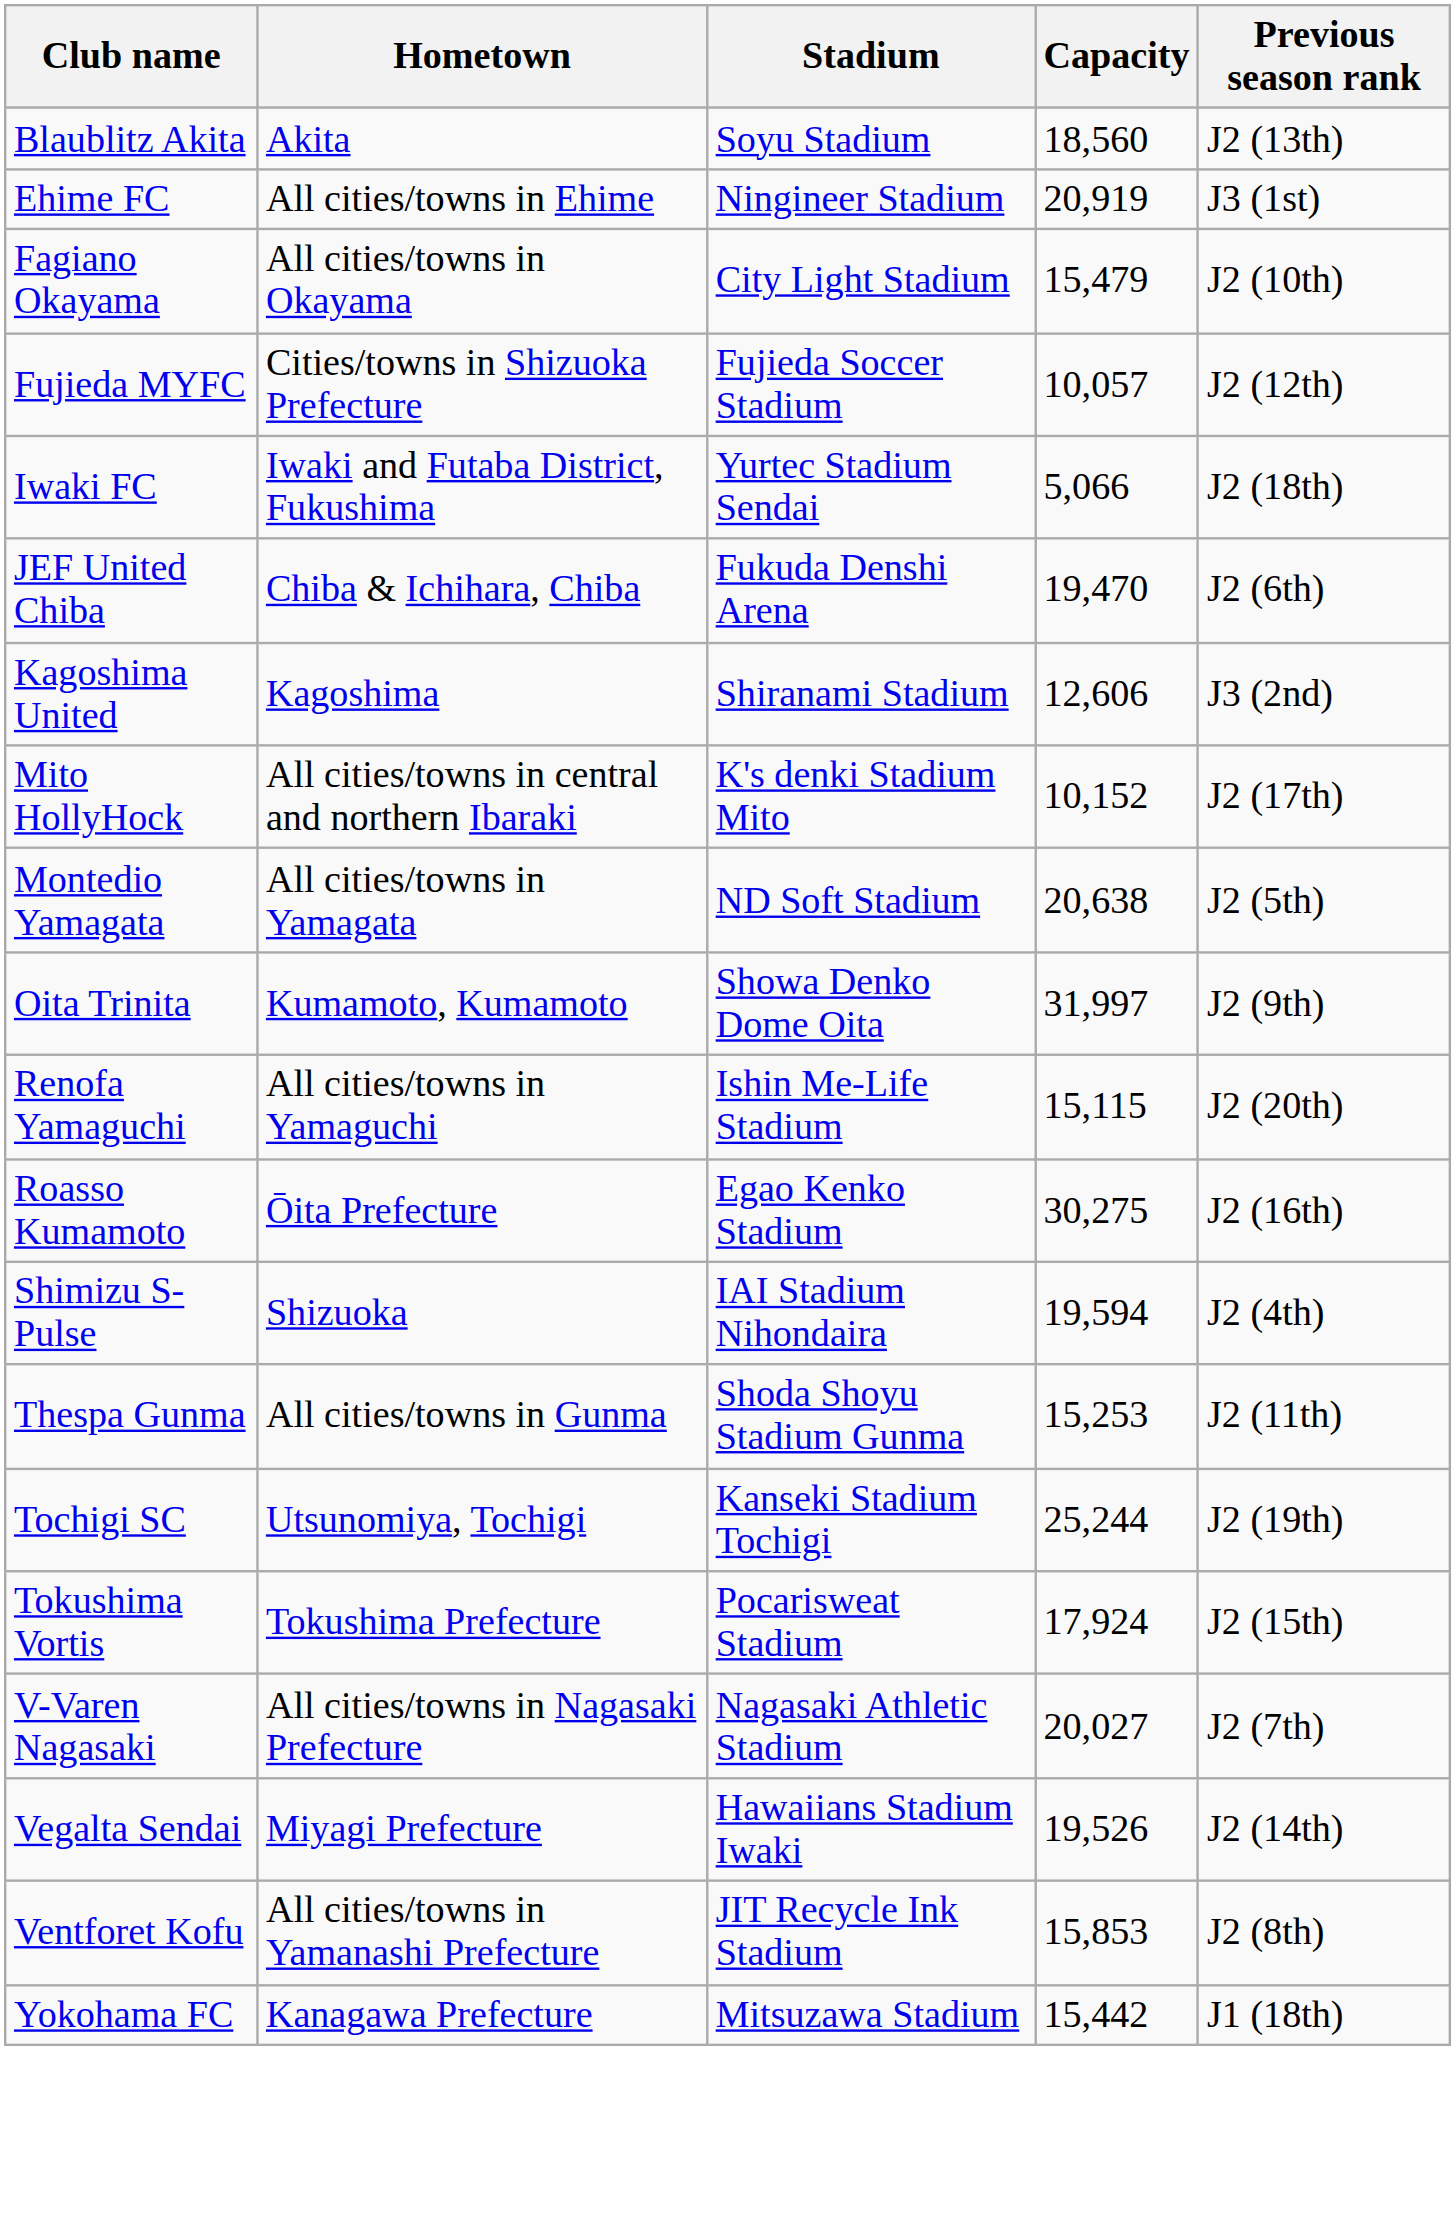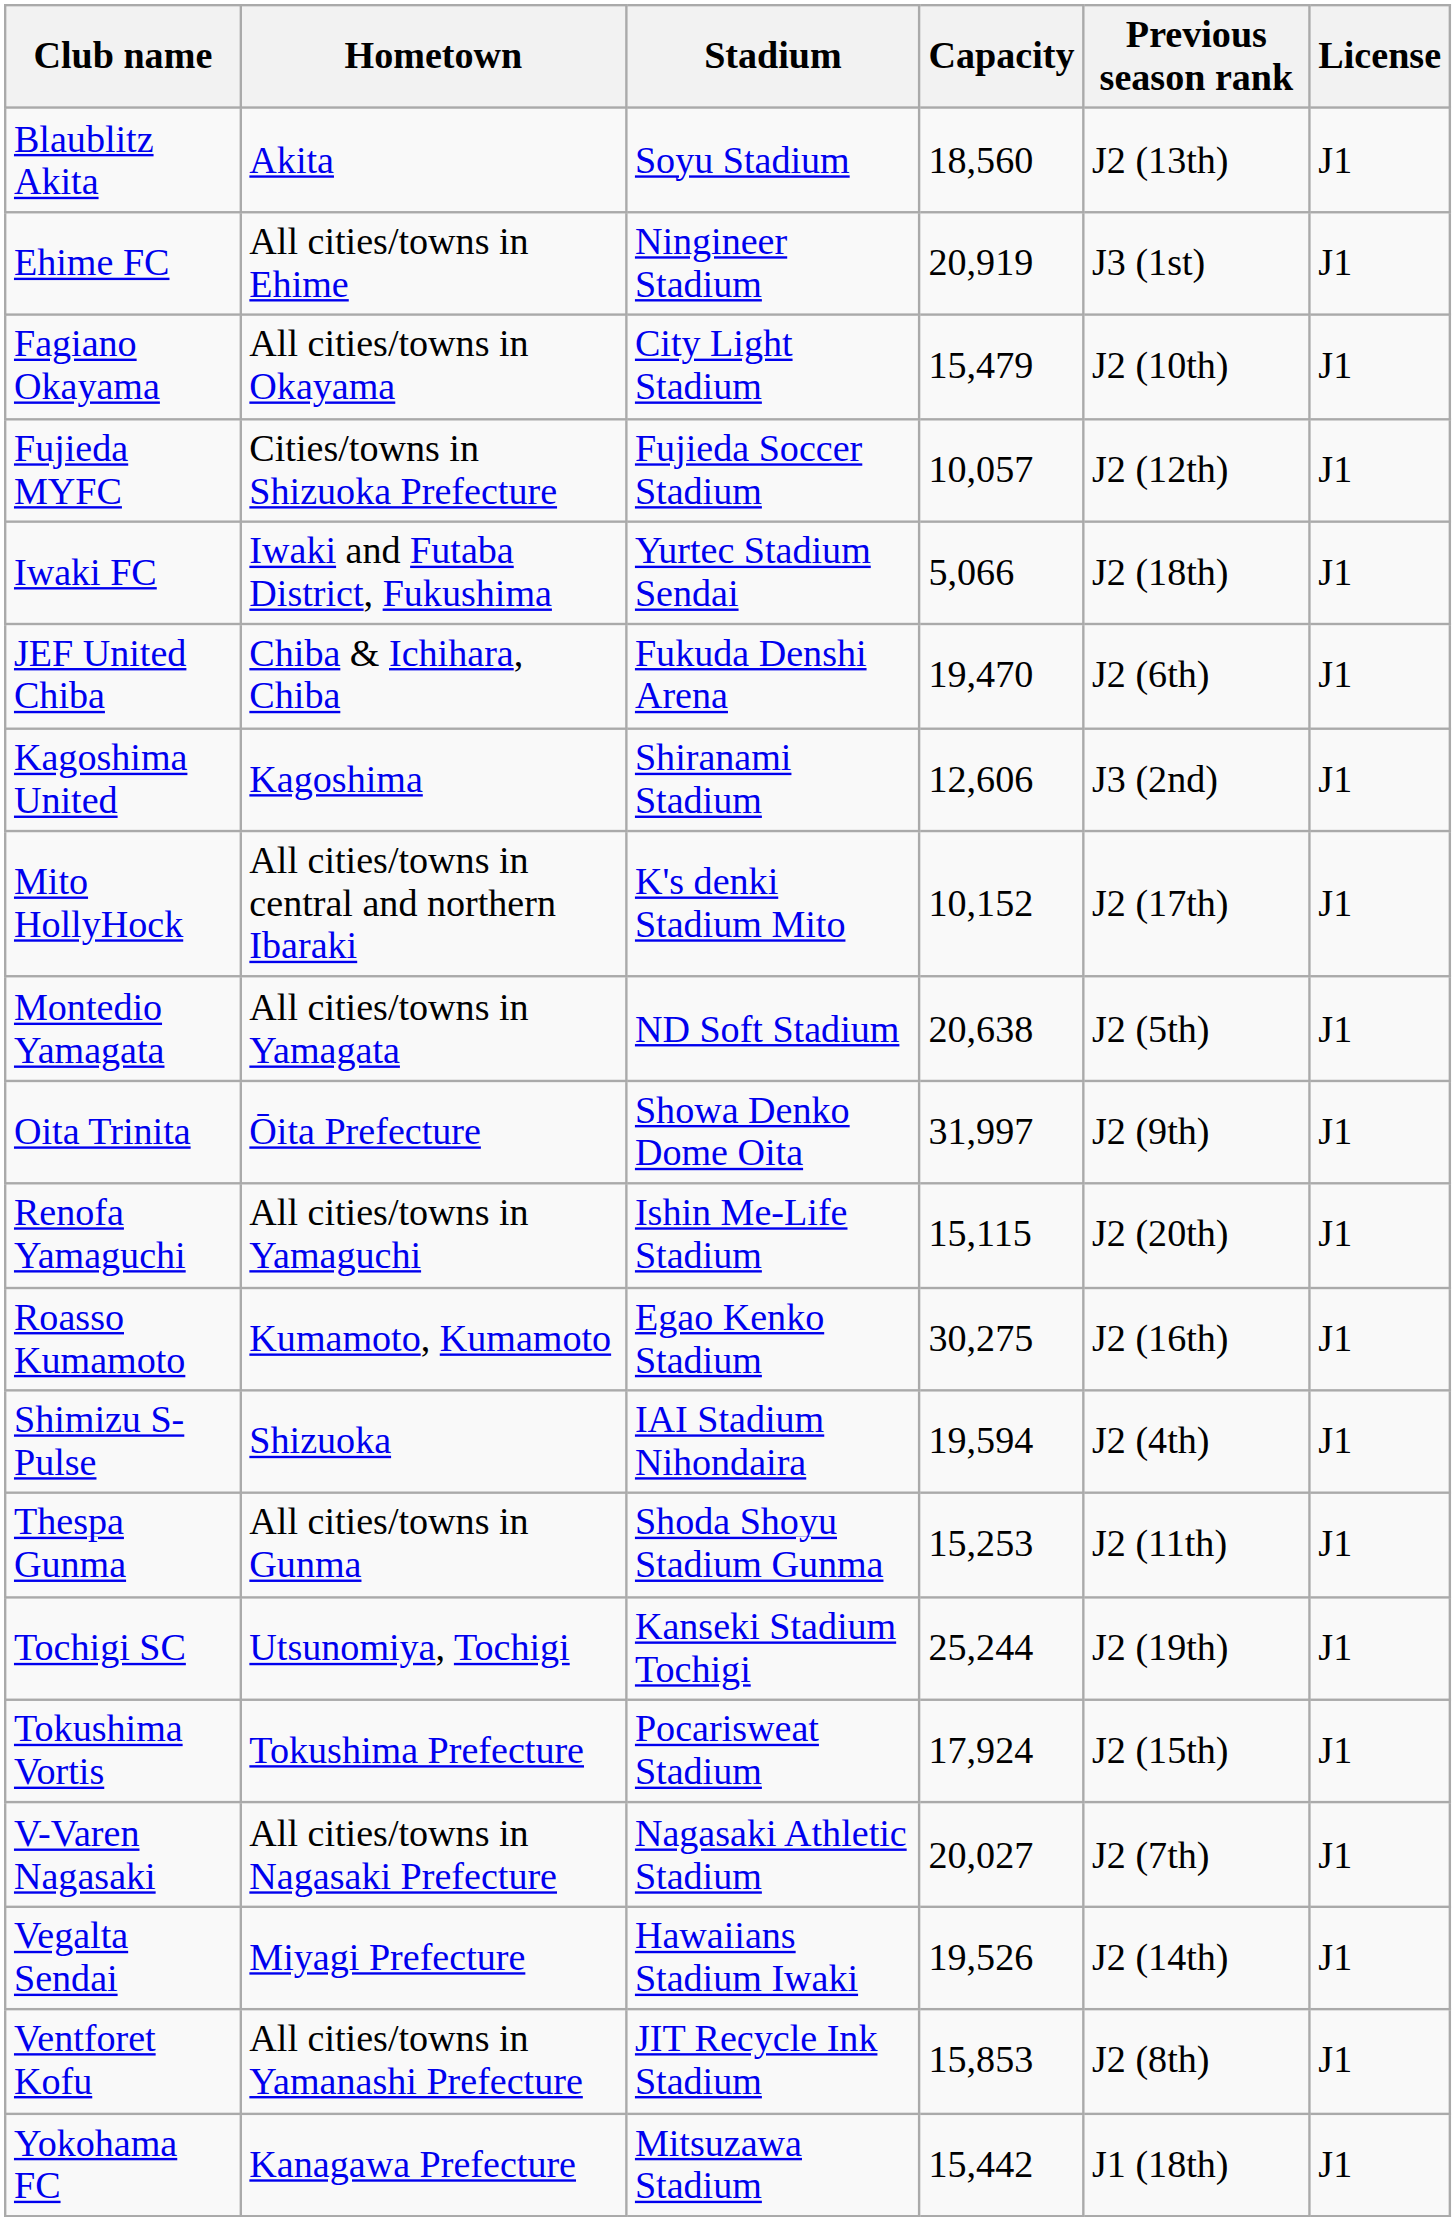+ column: (1380, 56)
(447, 1002) Kumamoto, Kumamoto -> (365, 1131) Ōita Prefecture
(382, 1209) Ōita Prefecture -> (430, 1337) Kumamoto, Kumamoto
